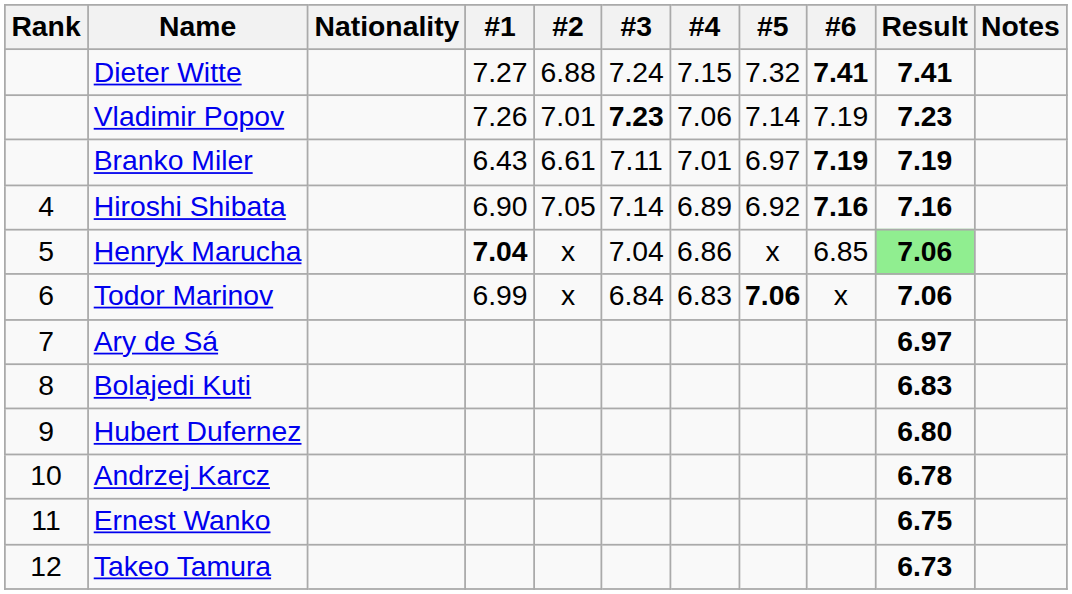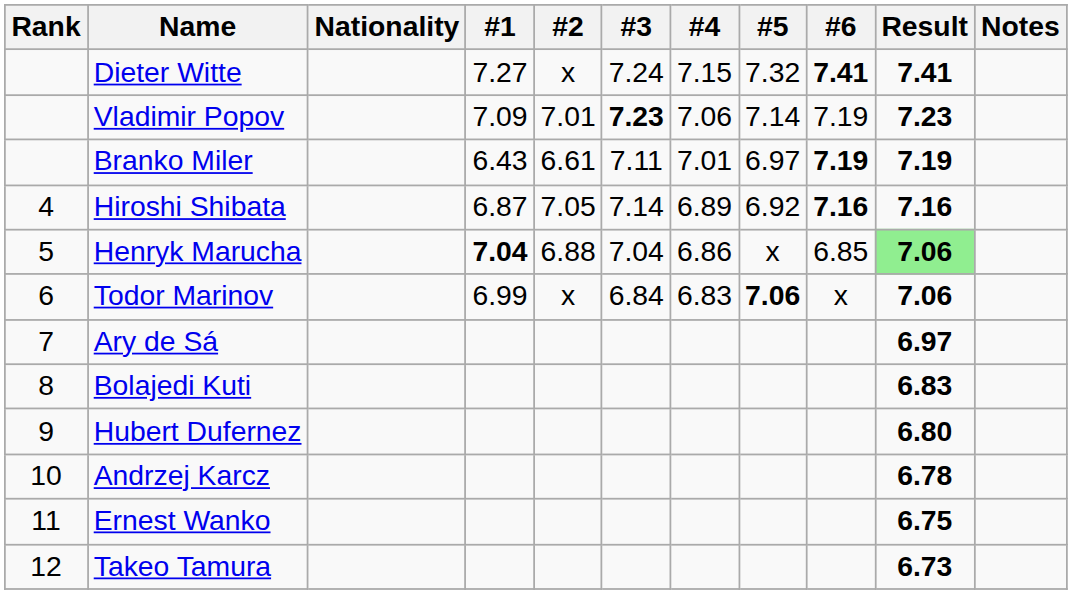(568, 71) 6.88 -> (568, 71) x
(500, 116) 7.26 -> (500, 116) 7.09
(500, 206) 6.90 -> (500, 206) 6.87
(568, 251) x -> (568, 251) 6.88
